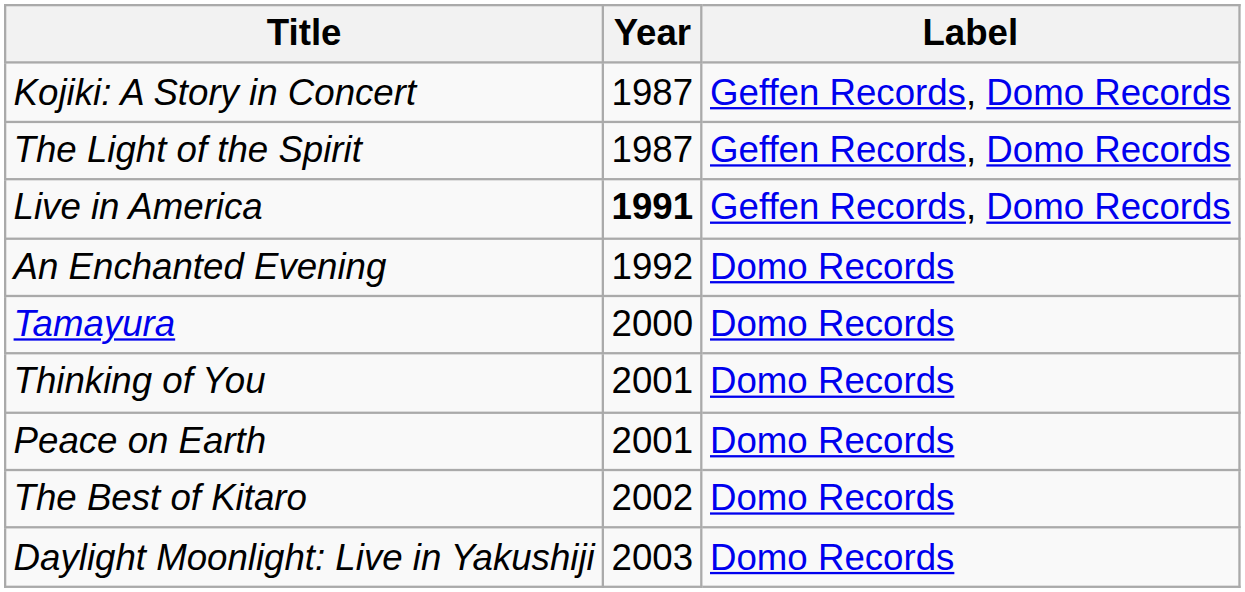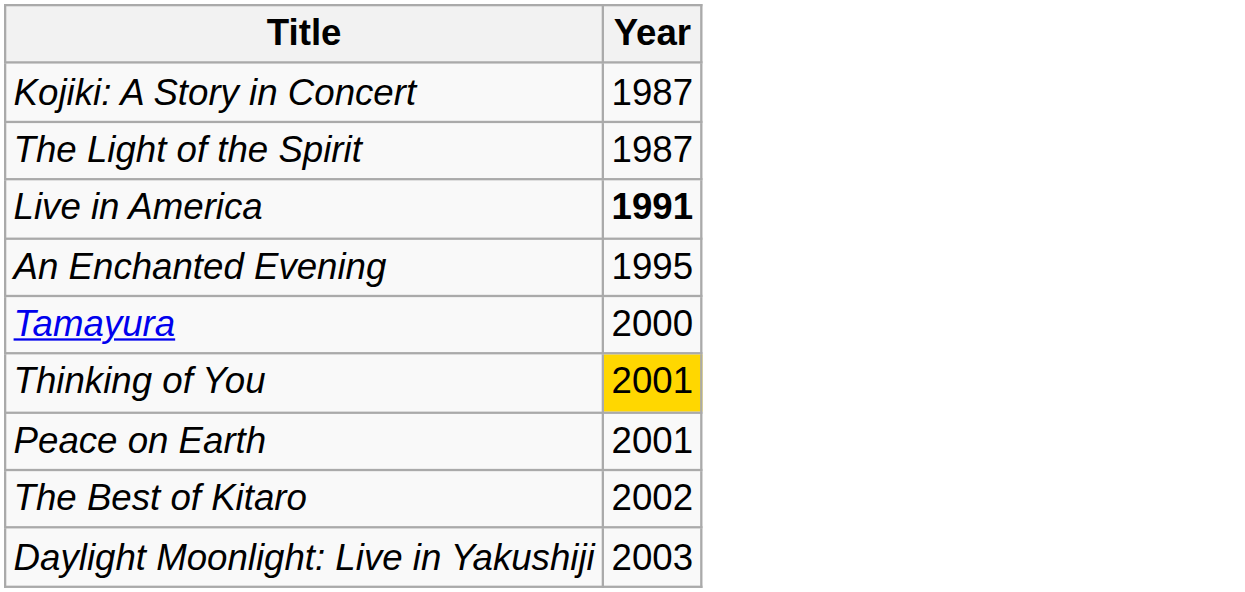- column: (970, 33)
(652, 265) 1992 -> (652, 265) 1995
(652, 382) no background -> (652, 382) gold background
